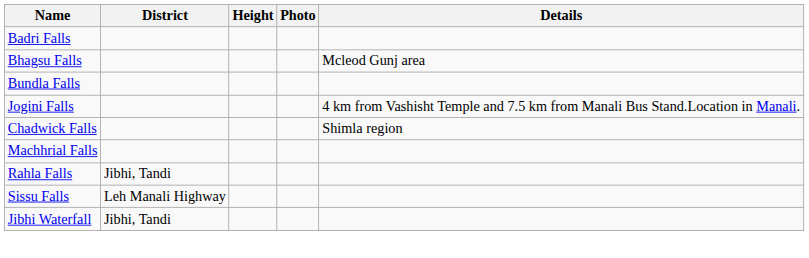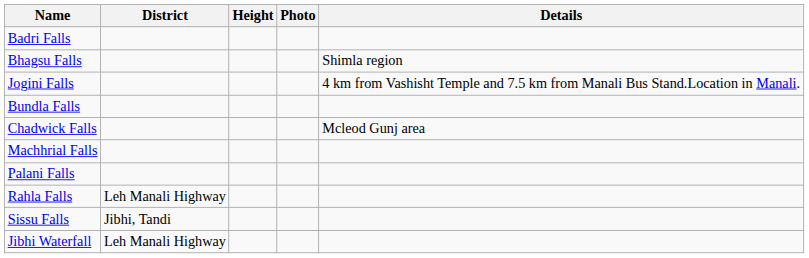(374, 60) Mcleod Gunj area -> (362, 60) Shimla region
rows swapped: (41, 106) <-> (44, 83)
(362, 128) Shimla region -> (374, 128) Mcleod Gunj area
+ row: (41, 173)
(137, 173) Jibhi, Tandi -> (165, 196) Leh Manali Highway
(165, 196) Leh Manali Highway -> (137, 219) Jibhi, Tandi
(137, 219) Jibhi, Tandi -> (165, 241) Leh Manali Highway
